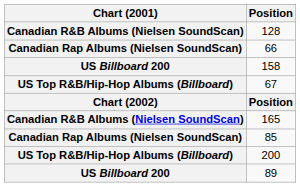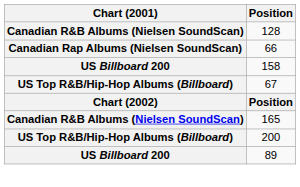- row: (271, 137)
